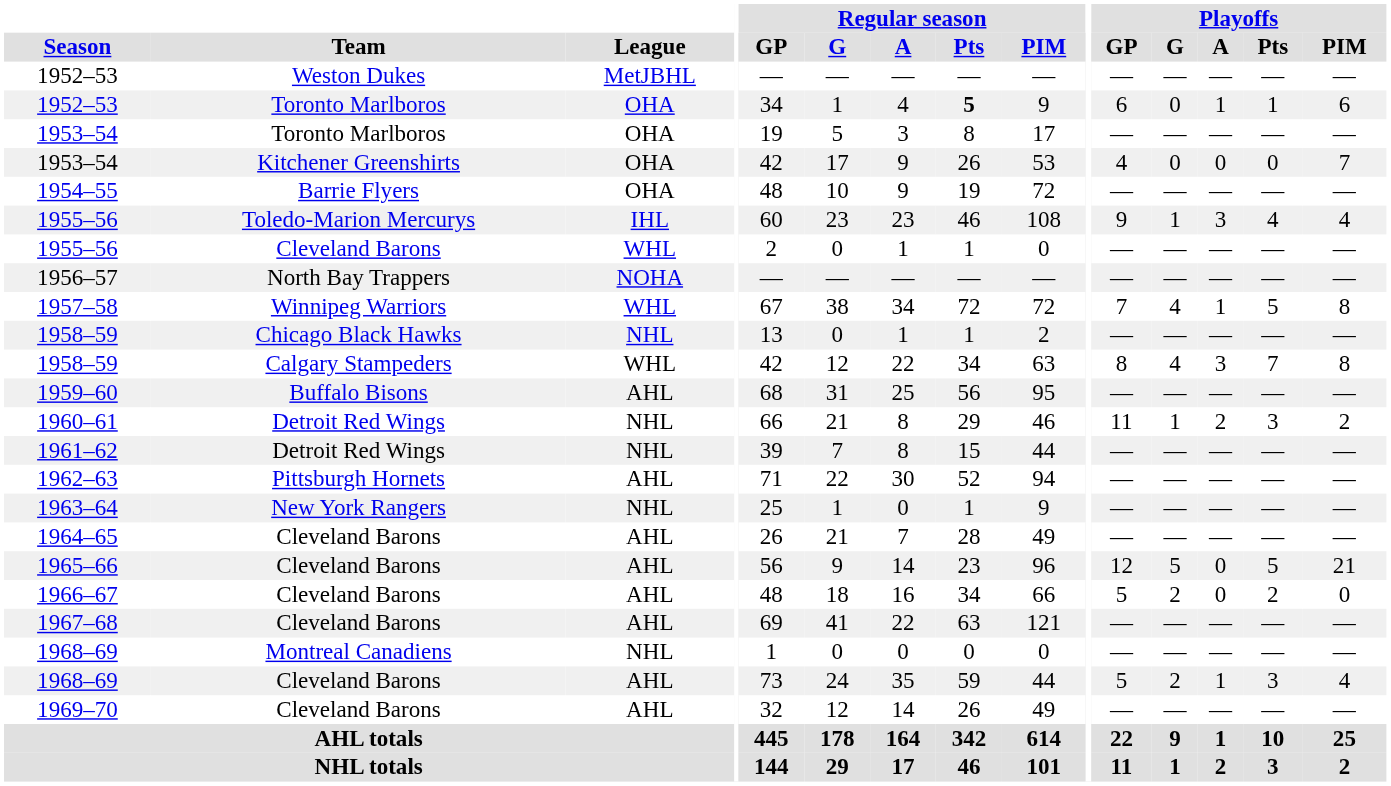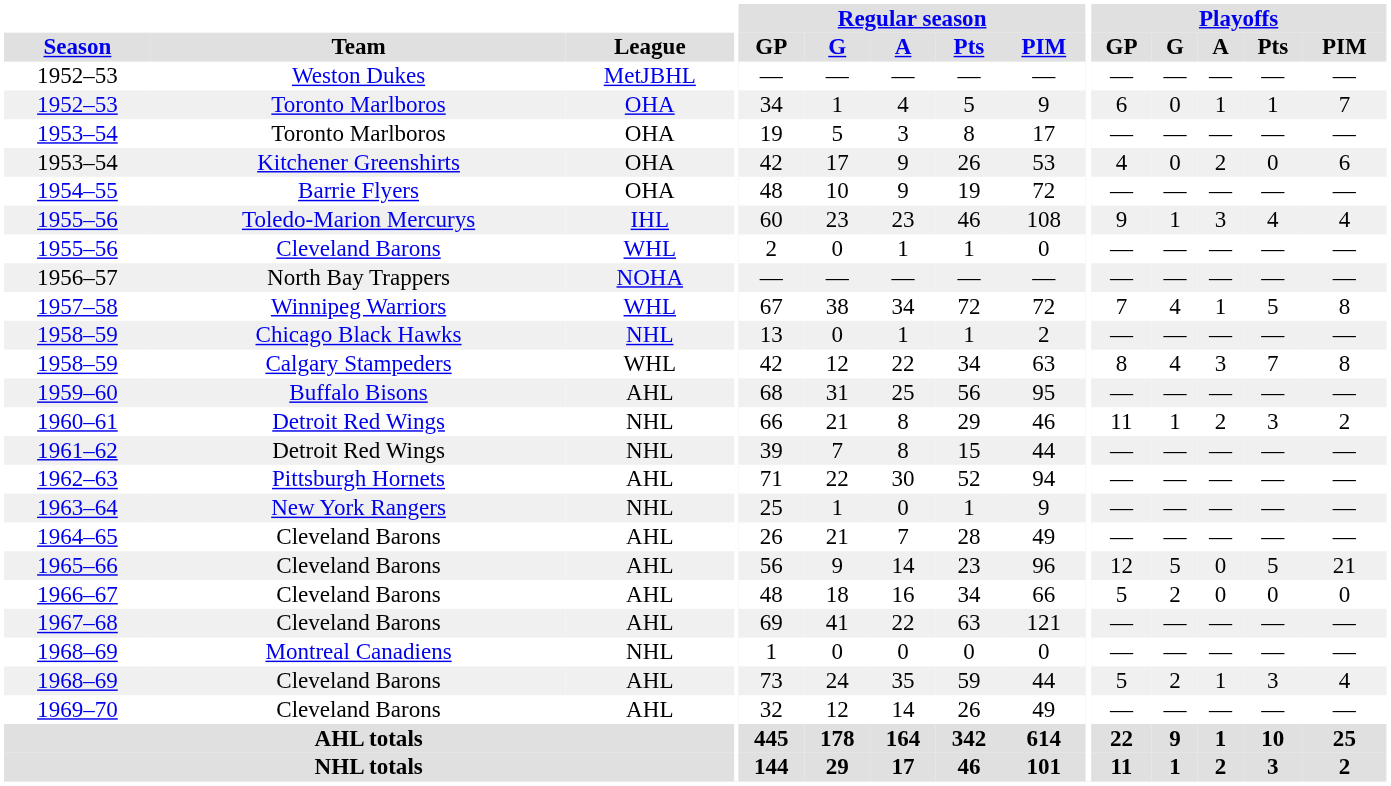(969, 104) bold -> (969, 104) normal
(1344, 104) 6 -> (1344, 104) 7
(1221, 162) 0 -> (1221, 162) 2
(1344, 162) 7 -> (1344, 162) 6
(1273, 594) 2 -> (1273, 594) 0
